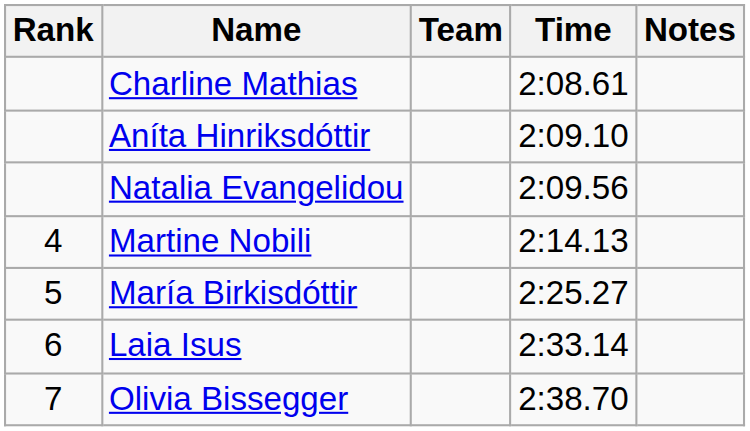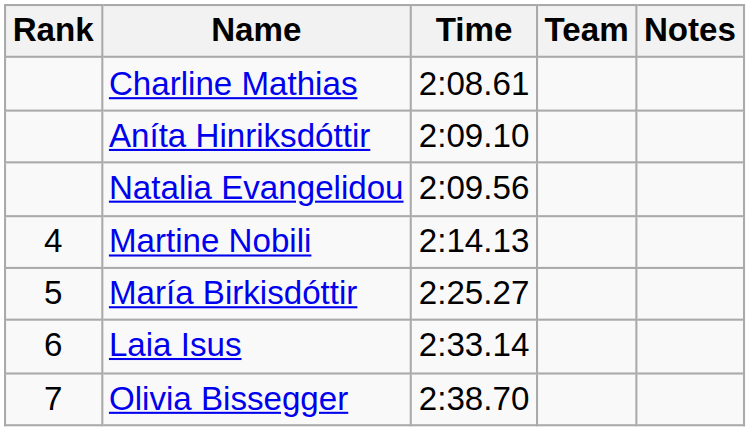columns swapped: (461, 30) <-> (573, 30)
